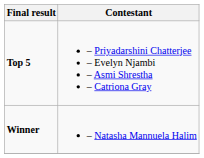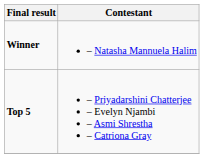rows swapped: (23, 129) <-> (19, 63)
